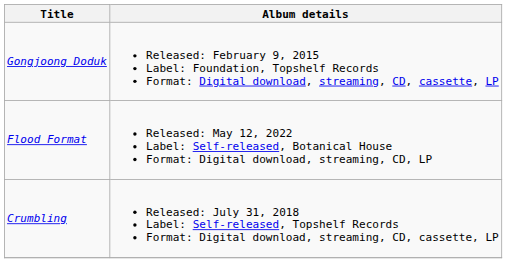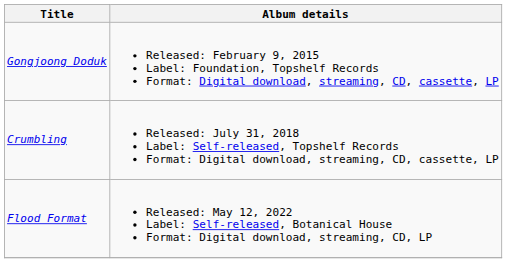rows swapped: (37, 218) <-> (47, 140)
